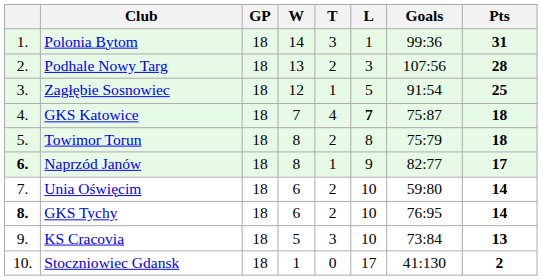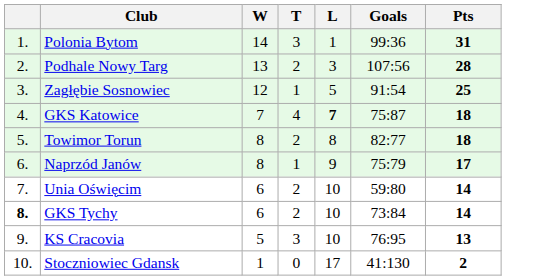- column: (260, 16)
(424, 139) 75:79 -> (388, 139) 82:77
(23, 164) bold -> (23, 164) normal
(424, 164) 82:77 -> (388, 164) 75:79
(424, 213) 76:95 -> (388, 213) 73:84
(424, 238) 73:84 -> (388, 238) 76:95
